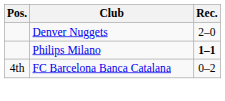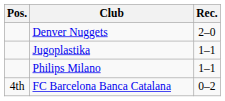+ row: (61, 50)
(207, 50) bold -> (207, 68) normal
